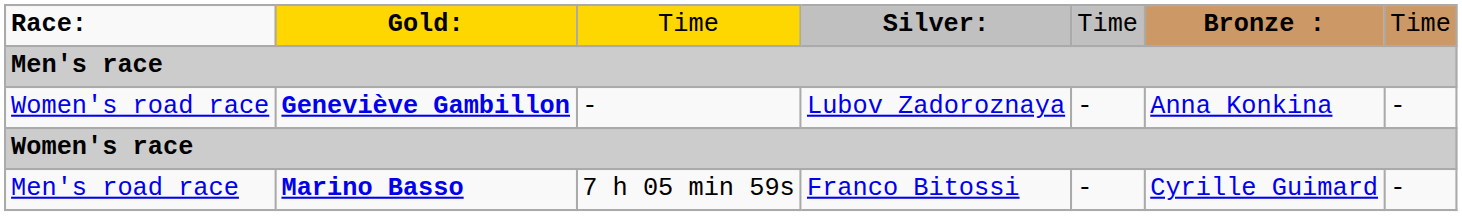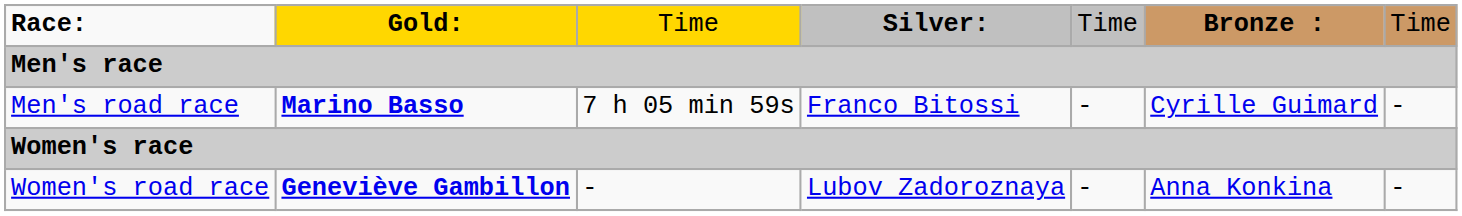rows swapped: (125, 189) <-> (140, 108)
